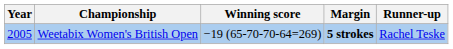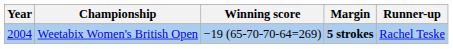(20, 33) 2005 -> (20, 33) 2004
